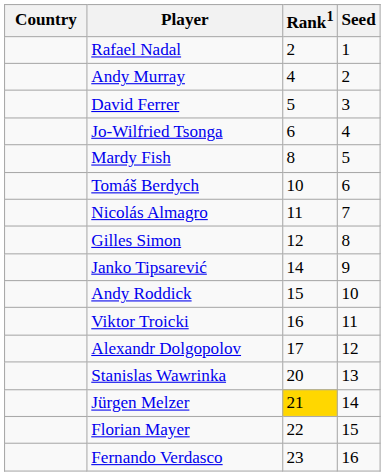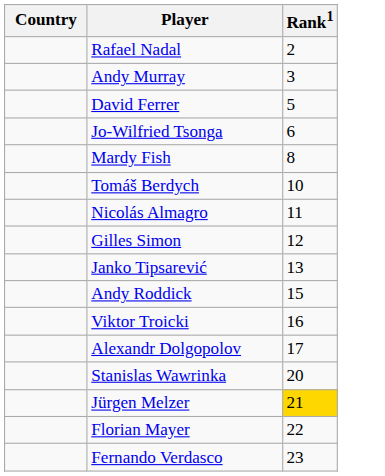- column: (359, 20)
(291, 77) 4 -> (291, 77) 3
(295, 267) 14 -> (295, 267) 13
